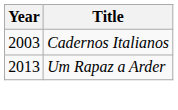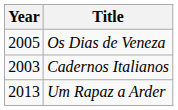+ row: (106, 42)
